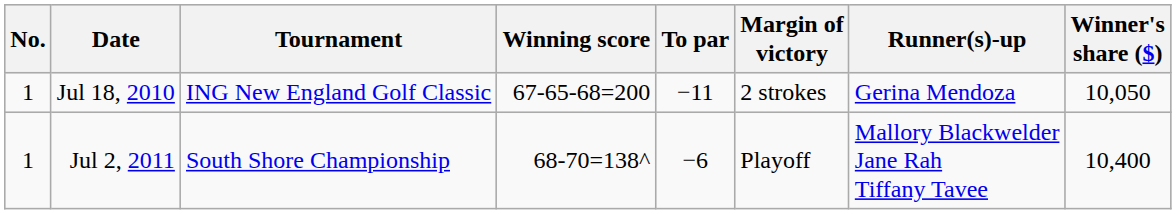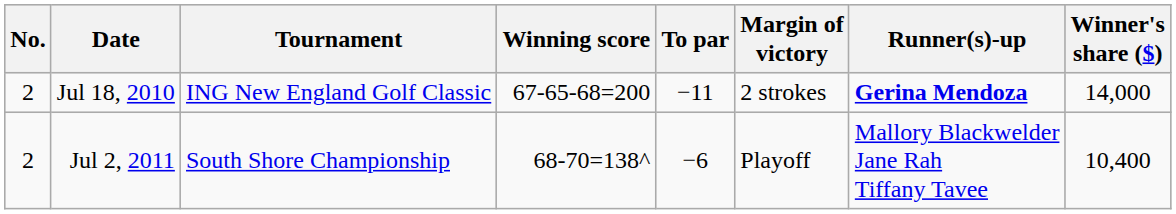(28, 92) 1 -> (28, 92) 2
(935, 92) normal -> (941, 92) bold
(1118, 92) 10,050 -> (1118, 92) 14,000
(28, 160) 1 -> (28, 160) 2
